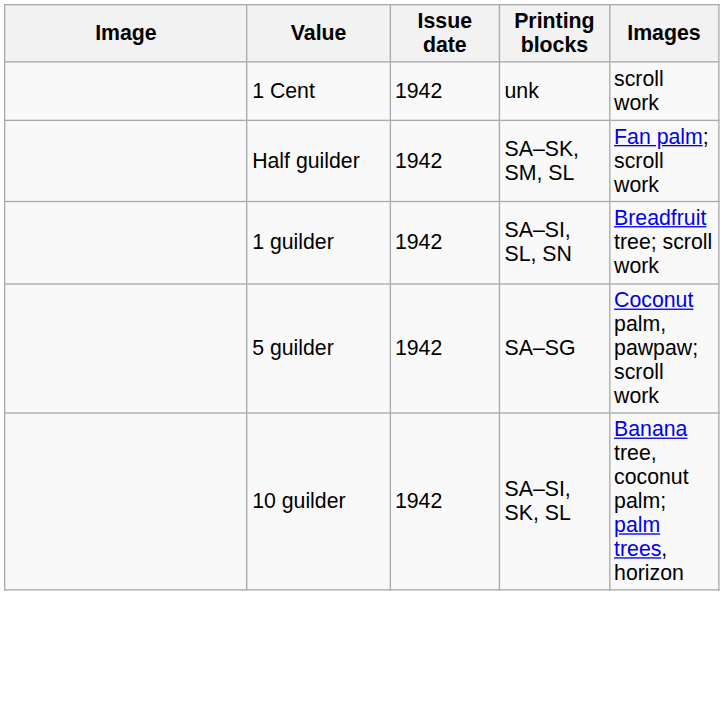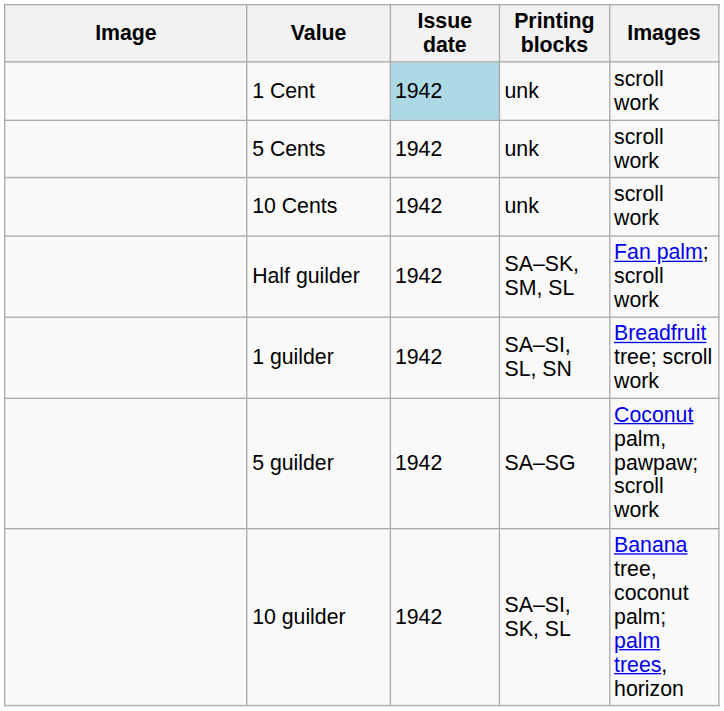(419, 91) no background -> (419, 91) lightblue background
+ row: (289, 148)
+ row: (295, 206)
